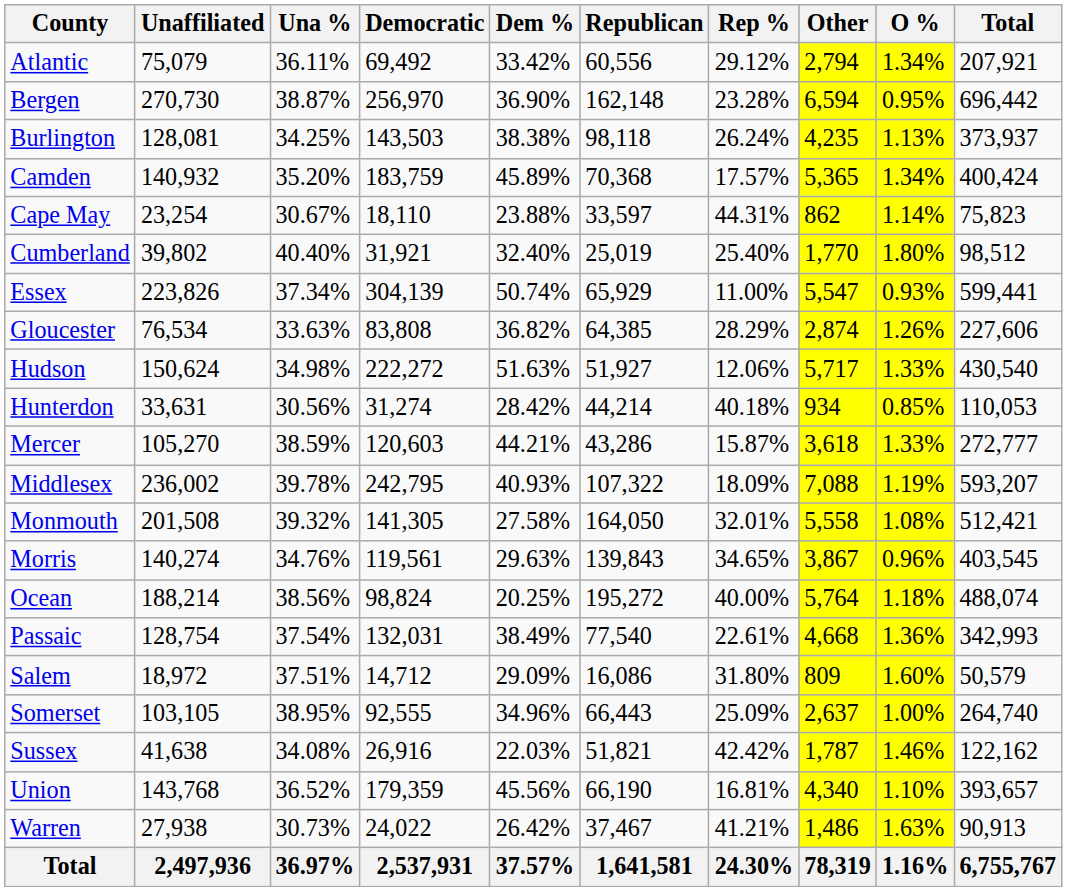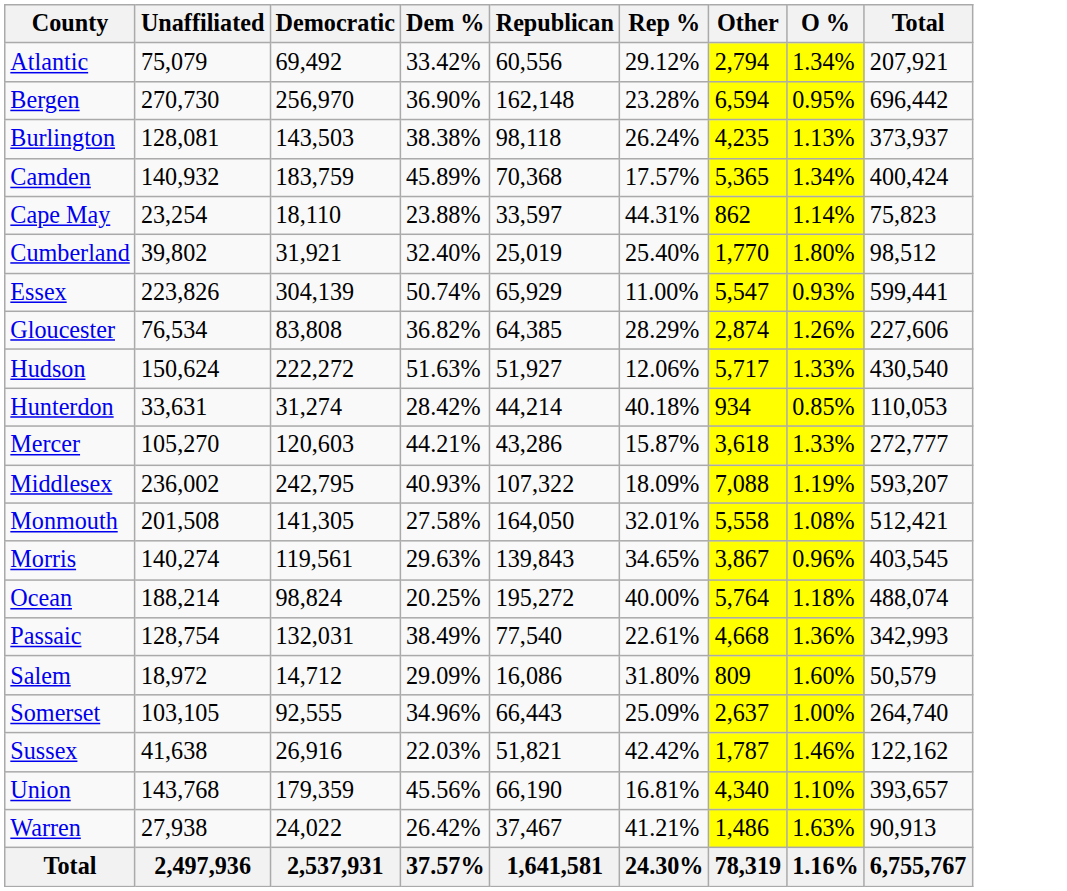- column: (315, 23)
